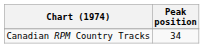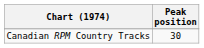(176, 36) 34 -> (176, 36) 30
